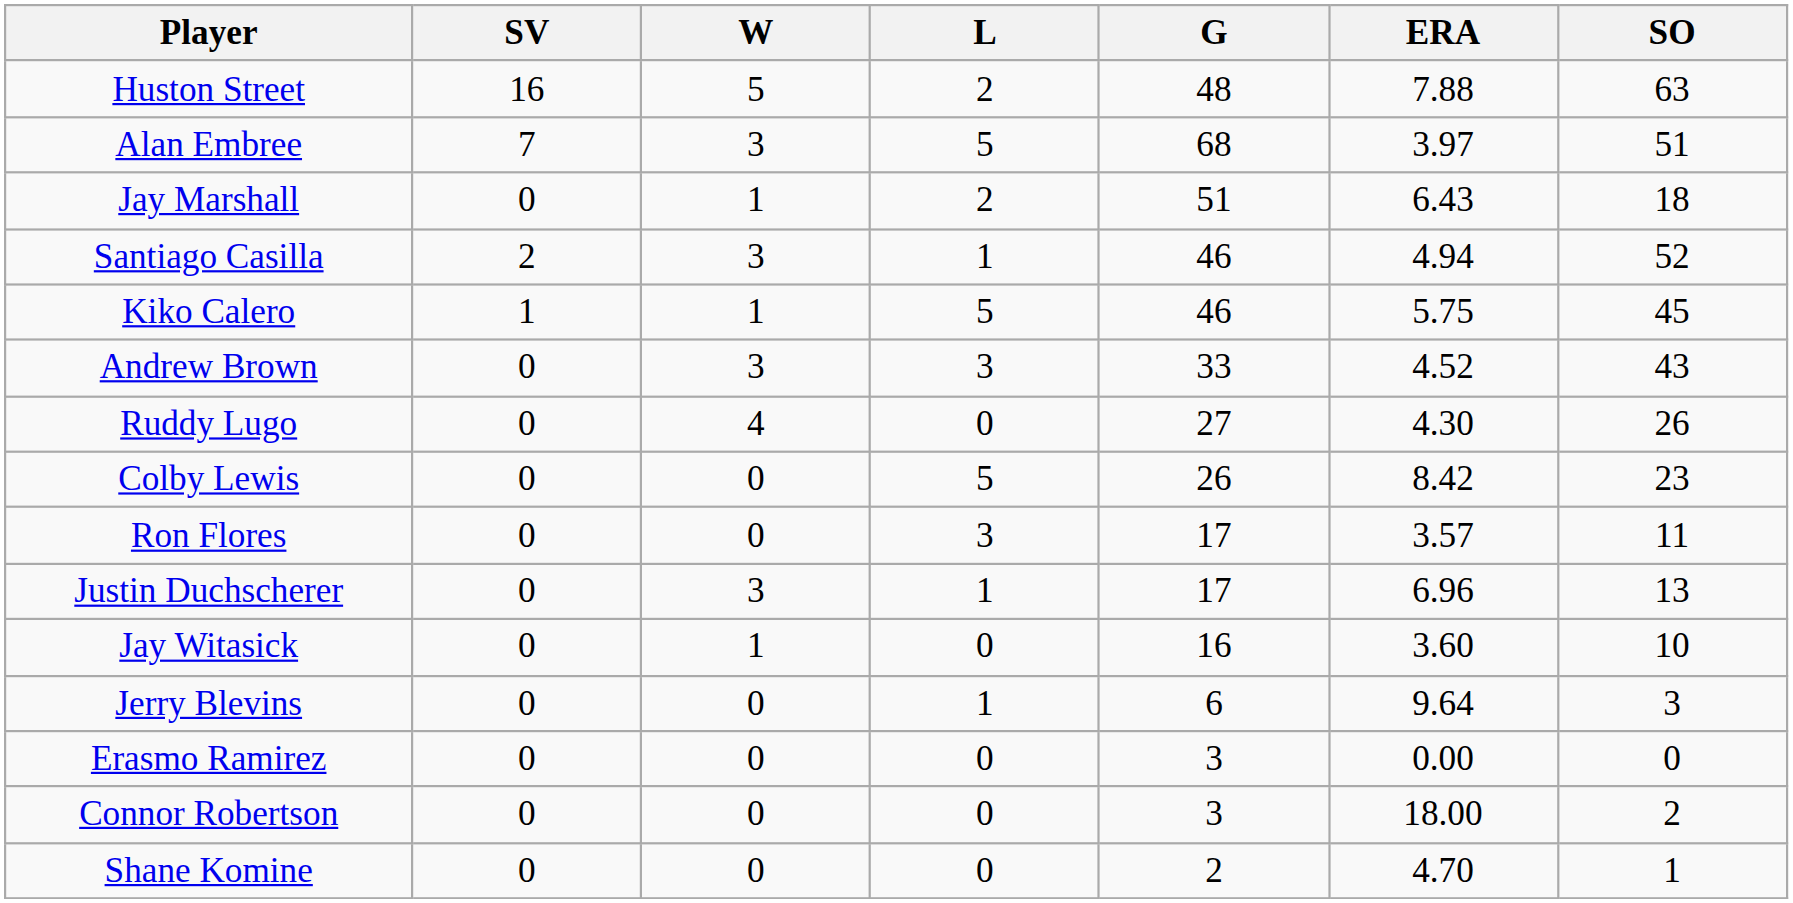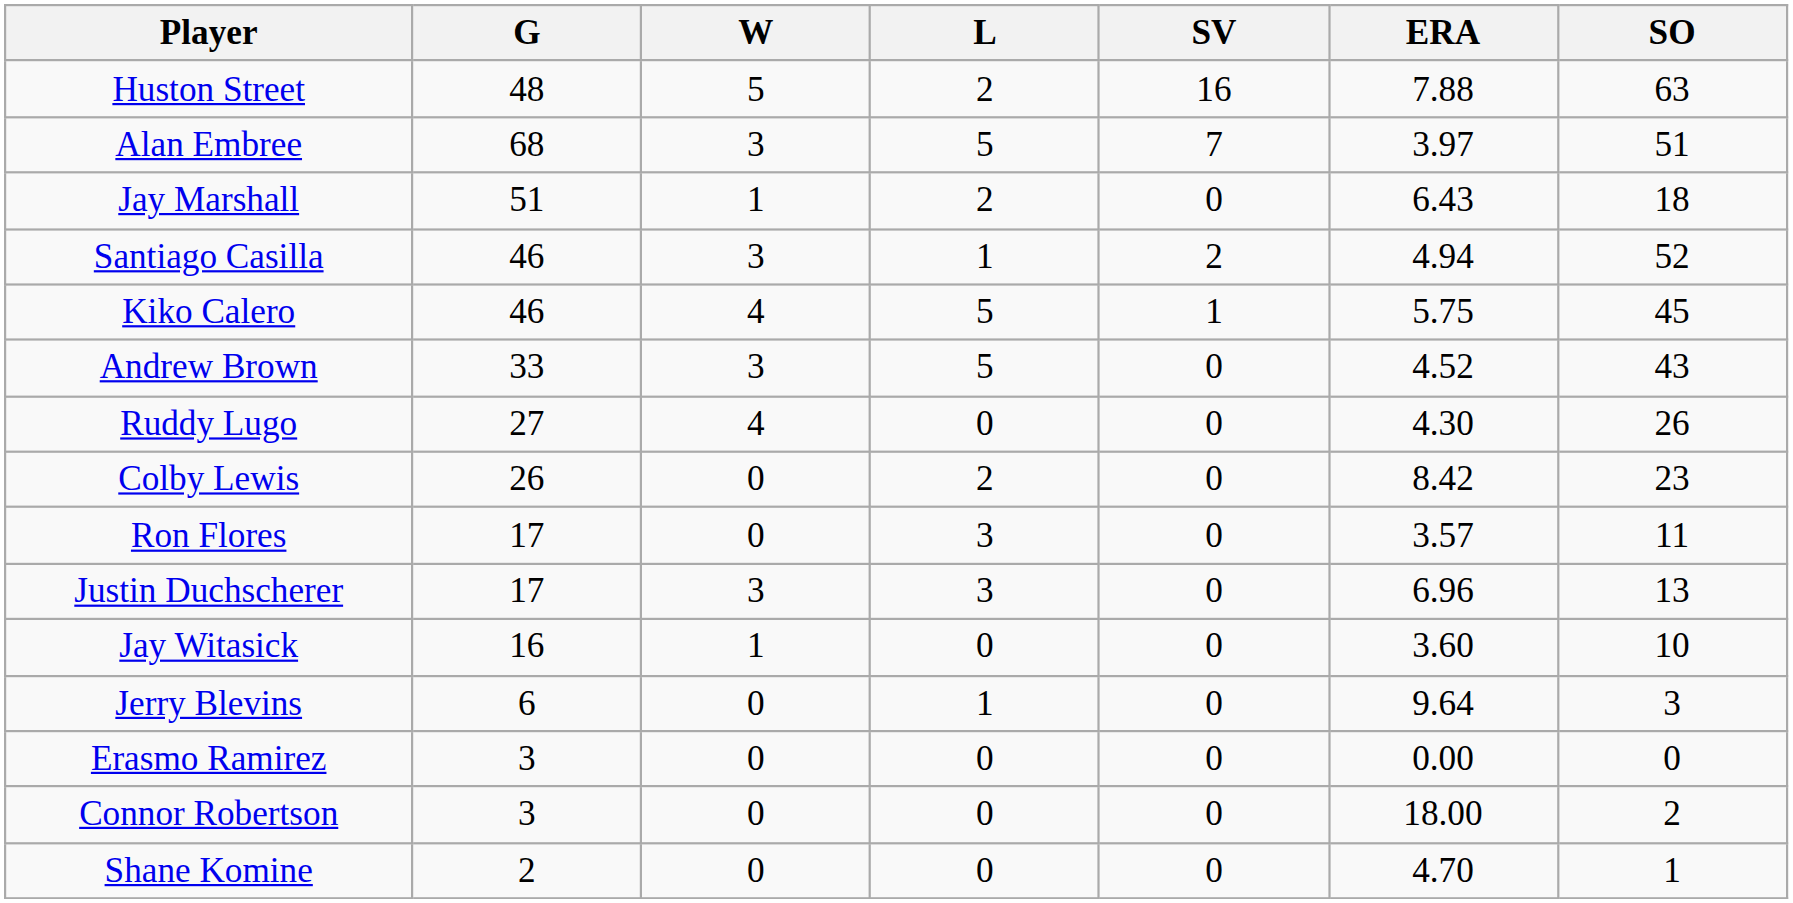columns swapped: (1214, 32) <-> (527, 32)
(756, 311) 1 -> (756, 311) 4
(985, 367) 3 -> (985, 367) 5
(985, 479) 5 -> (985, 479) 2
(985, 590) 1 -> (985, 590) 3
